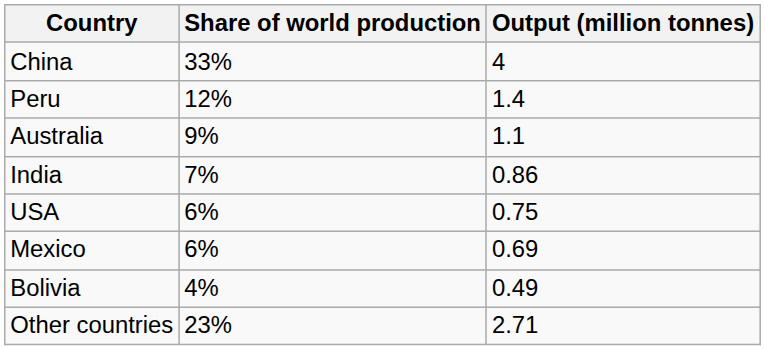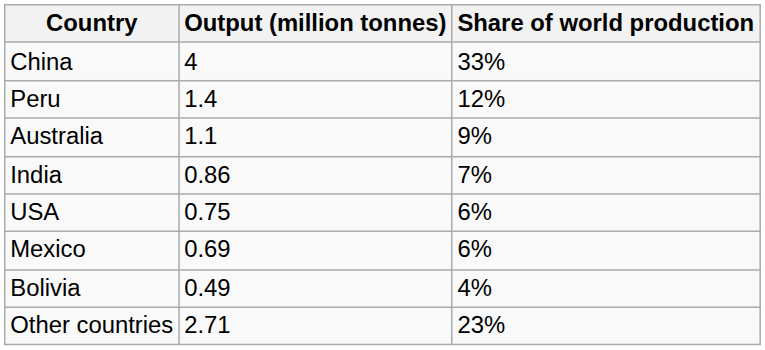columns swapped: (623, 23) <-> (333, 23)
